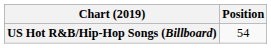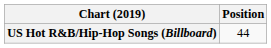(243, 33) 54 -> (243, 33) 44
